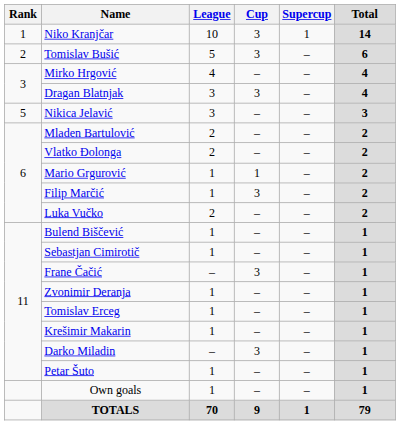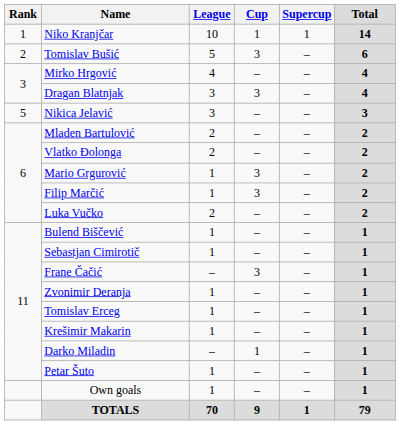(257, 34) 3 -> (257, 34) 1
(257, 172) 1 -> (257, 172) 3
(257, 351) 3 -> (257, 351) 1
